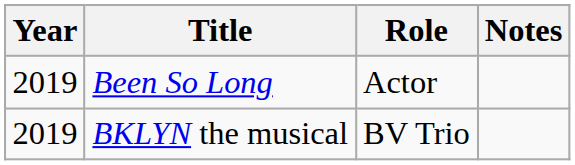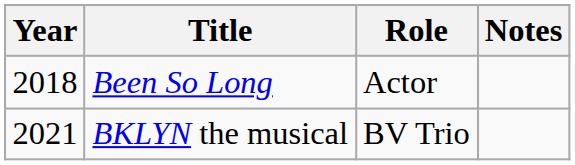(45, 81) 2019 -> (45, 81) 2018
(45, 133) 2019 -> (45, 133) 2021
